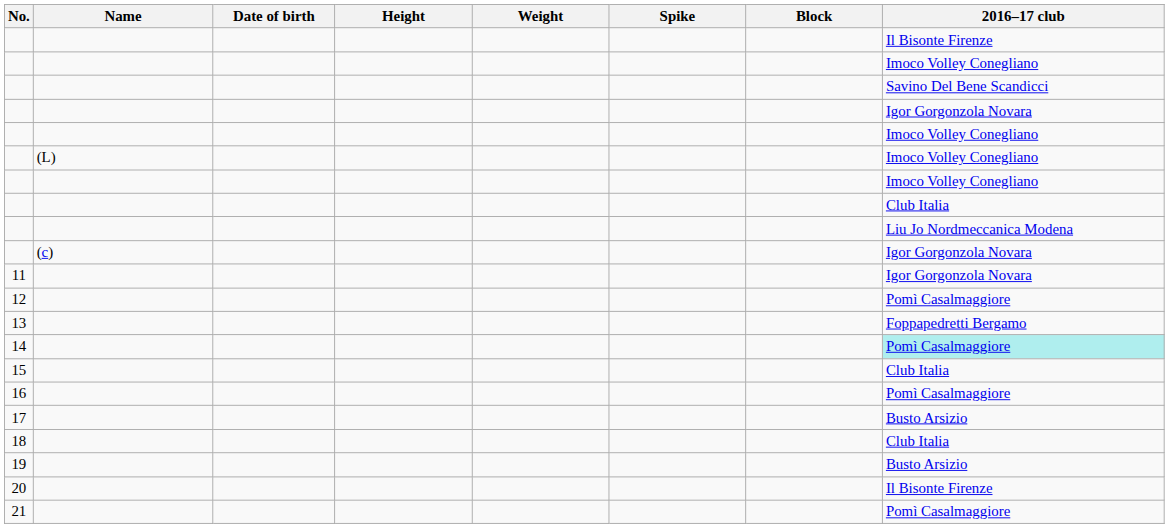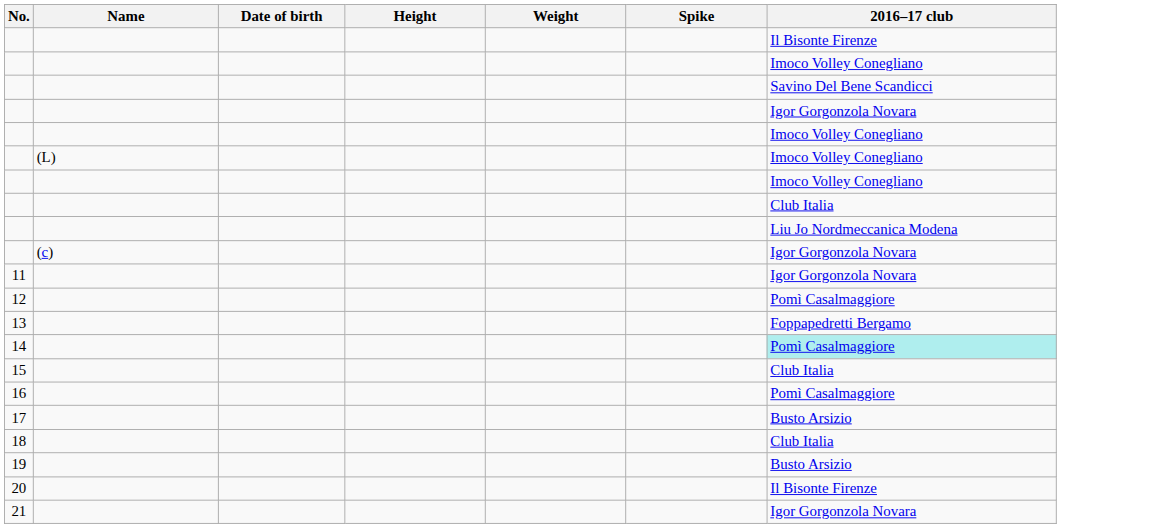- column: (814, 16)
(948, 511) Pomì Casalmaggiore -> (843, 511) Igor Gorgonzola Novara
